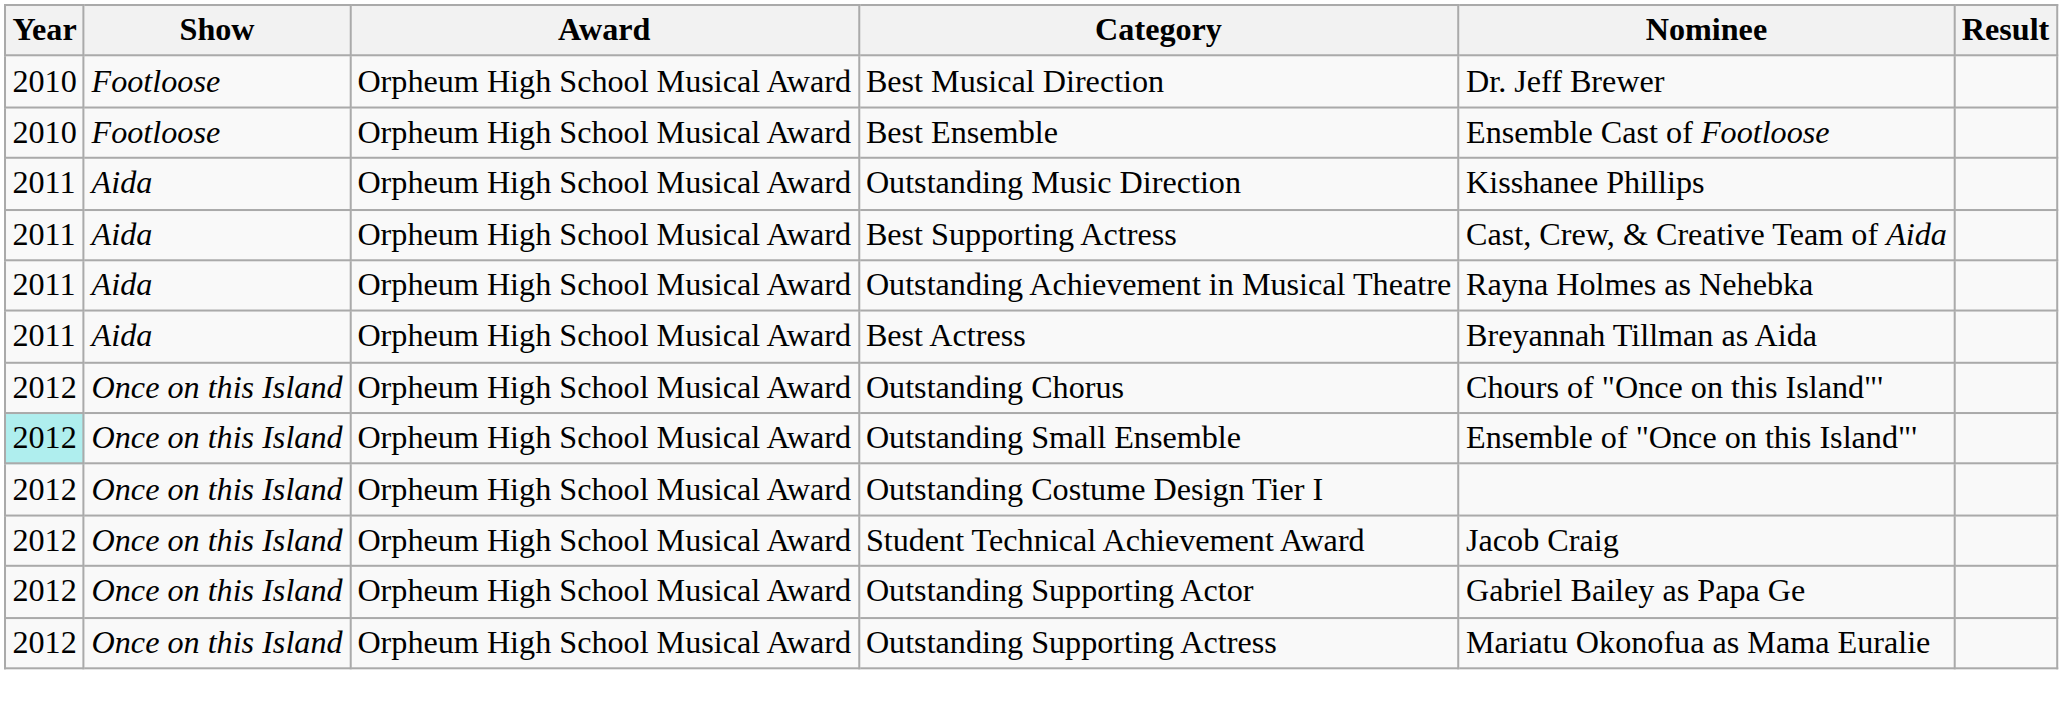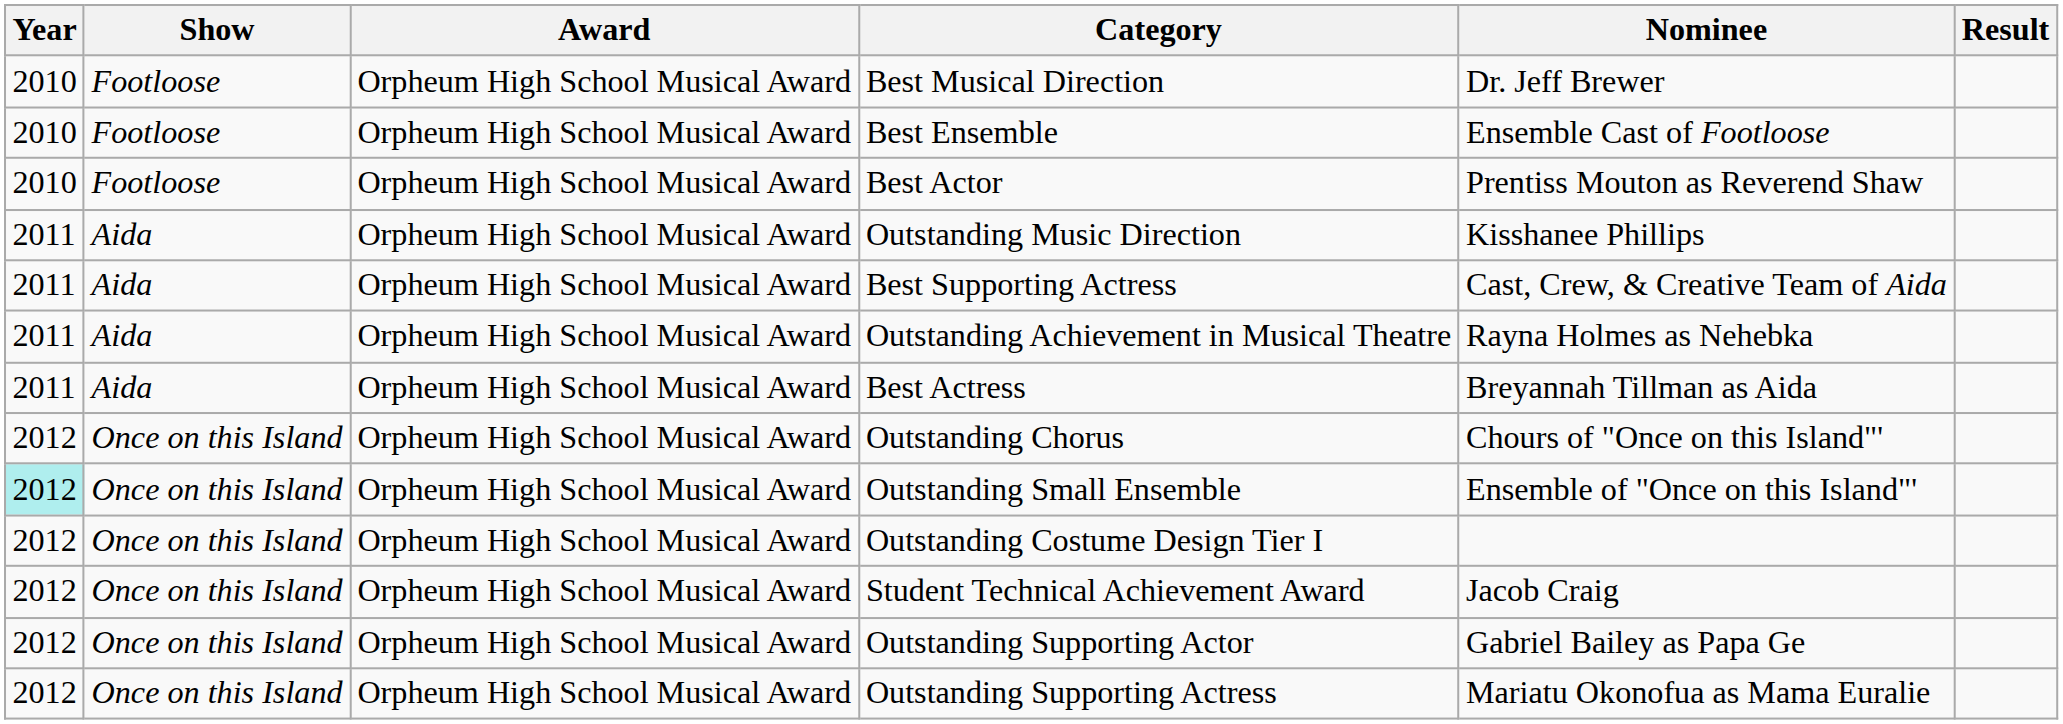+ row: (934, 183)
